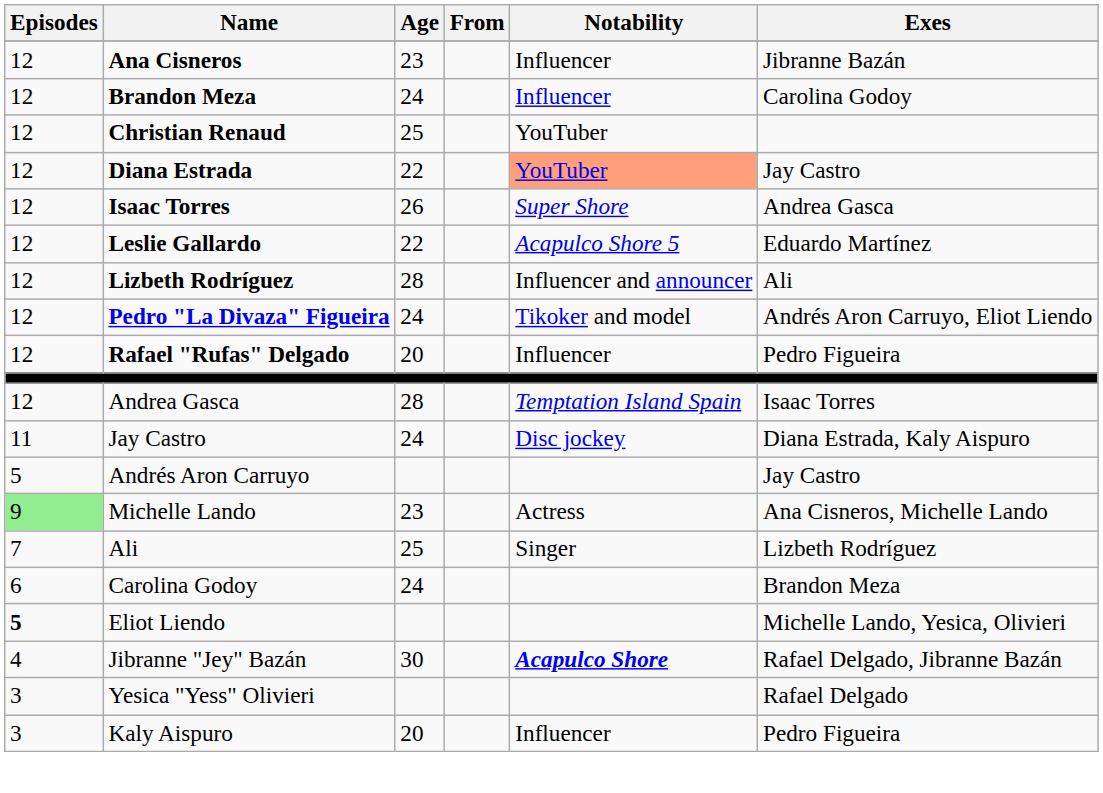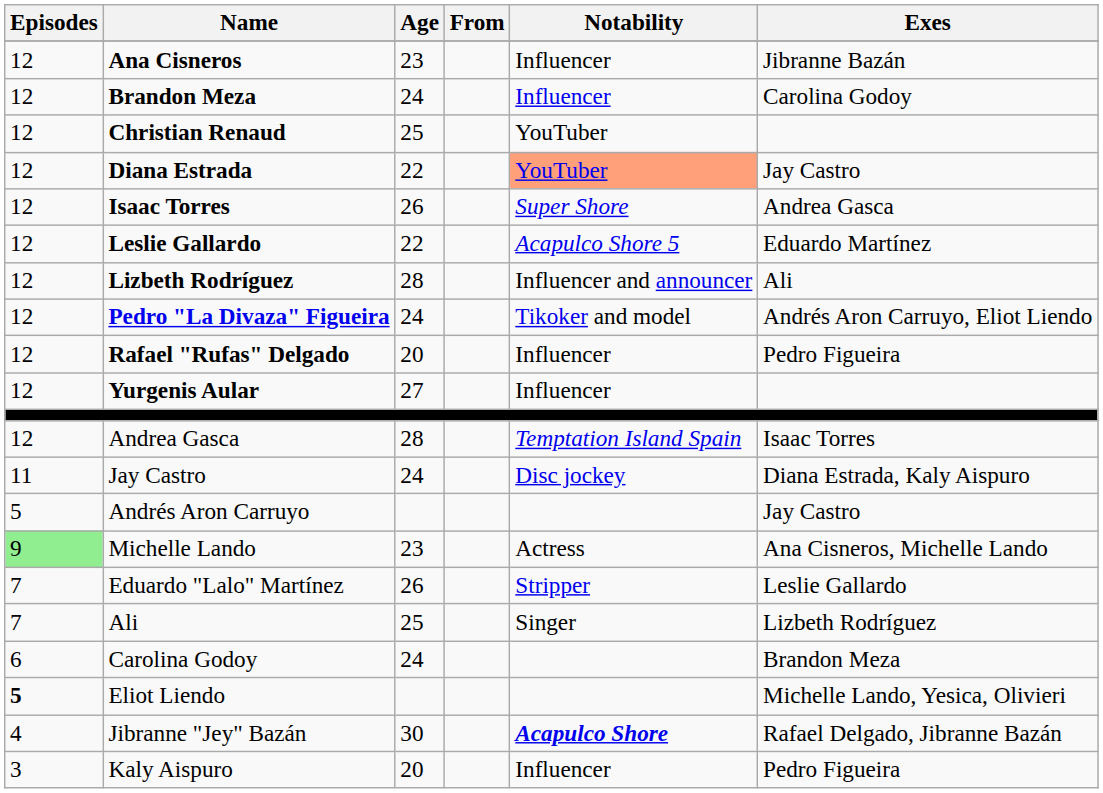+ row: (184, 390)
+ row: (226, 585)
- row: (212, 695)
